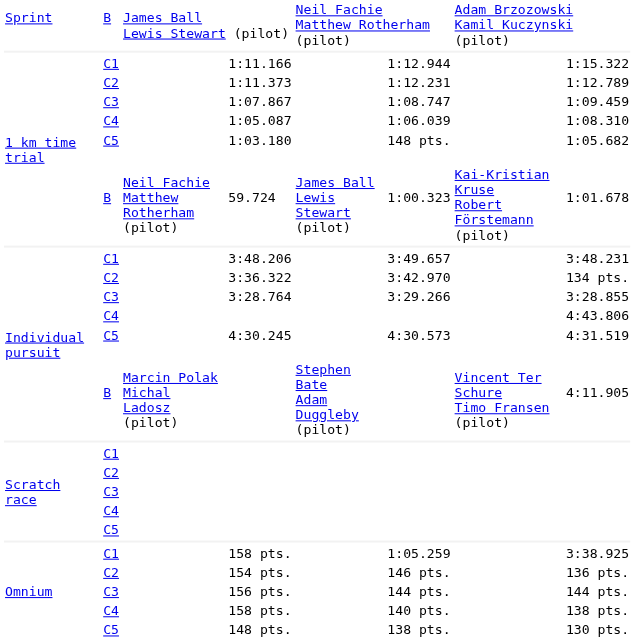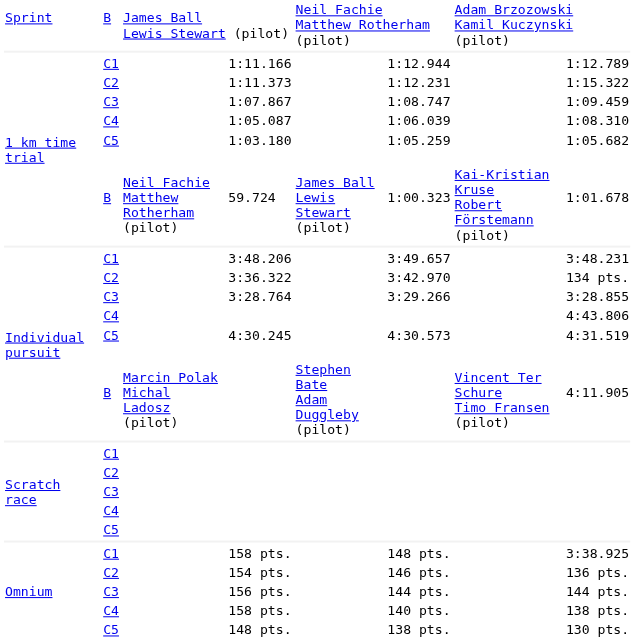(598, 63) 1:15.322 -> (598, 63) 1:12.789
(598, 82) 1:12.789 -> (598, 82) 1:15.322
(419, 140) 148 pts. -> (419, 140) 1:05.259
(419, 553) 1:05.259 -> (419, 553) 148 pts.
